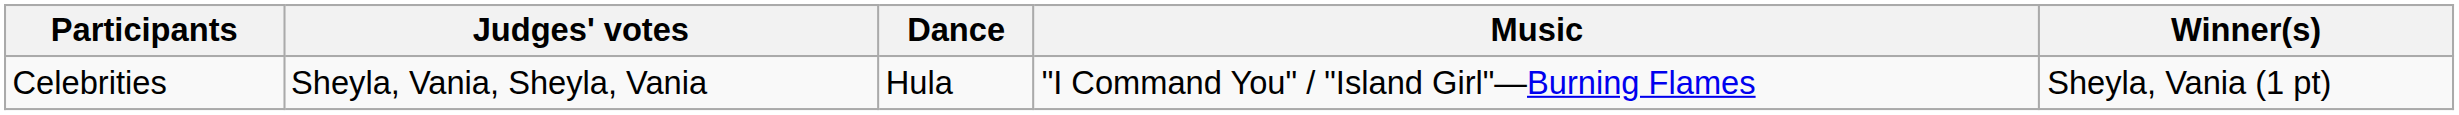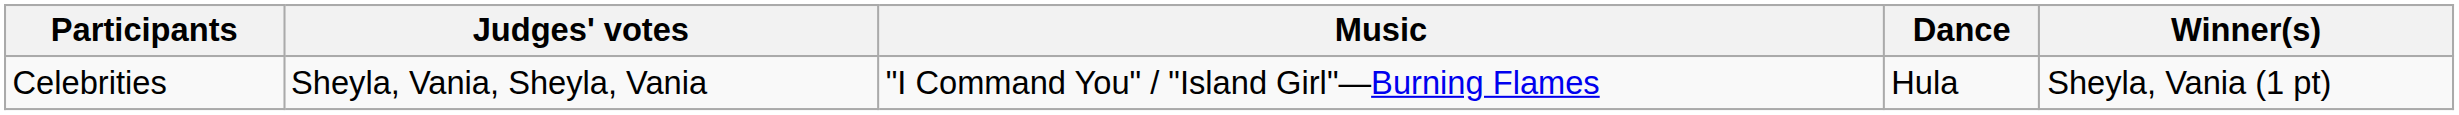columns swapped: (956, 30) <-> (1537, 30)
